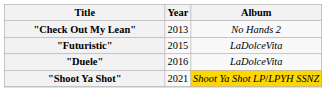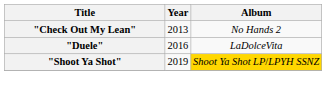- row: (85, 45)
(178, 78) 2021 -> (178, 62) 2019
